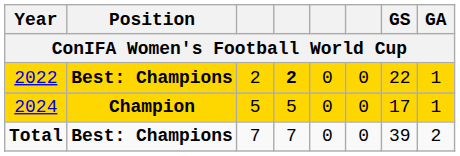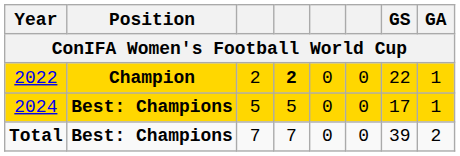(152, 78) Best: Champions -> (152, 78) Champion
(152, 107) Champion -> (152, 107) Best: Champions
